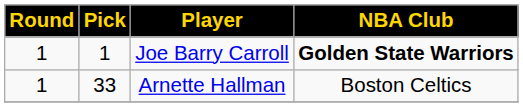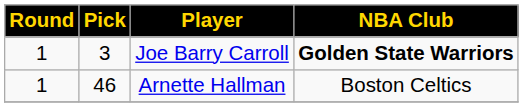(105, 53) 1 -> (105, 53) 3
(105, 85) 33 -> (105, 85) 46
